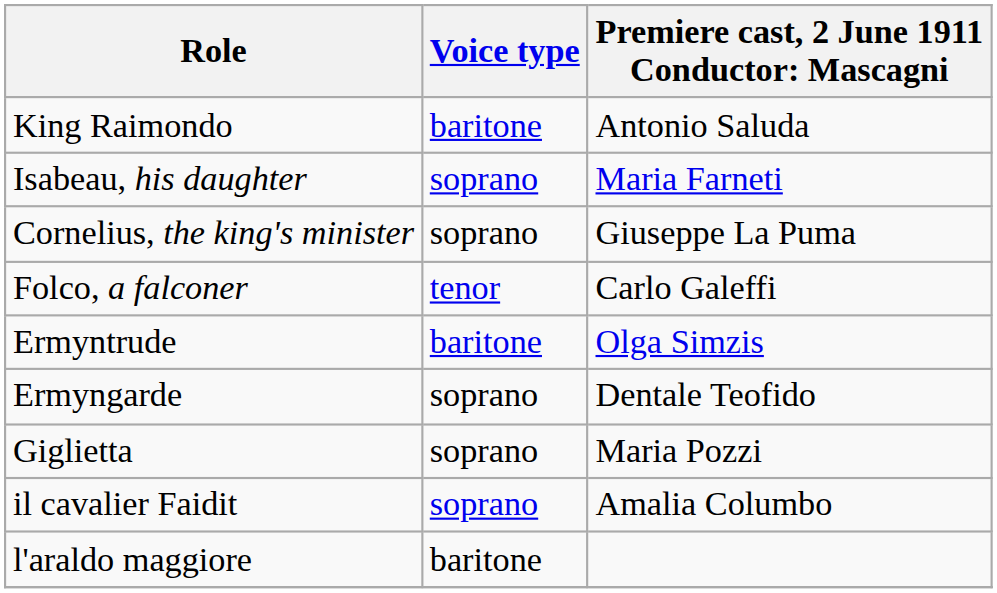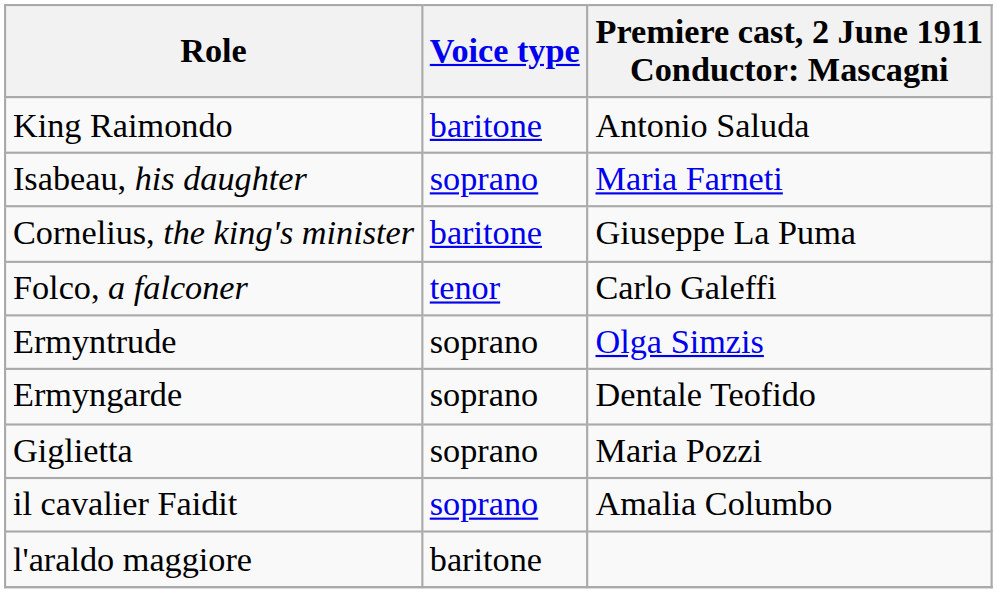(484, 233) soprano -> (486, 233) baritone
(486, 341) baritone -> (484, 341) soprano
